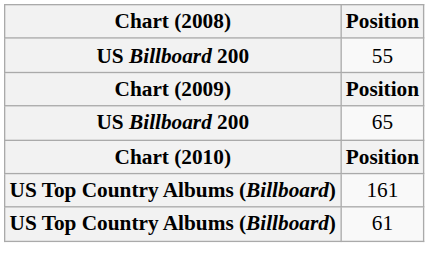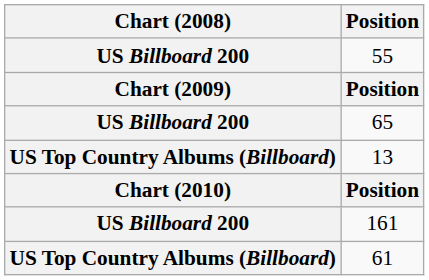+ row: (382, 156)
(173, 190) US Top Country Albums (Billboard) -> (173, 223) US Billboard 200
